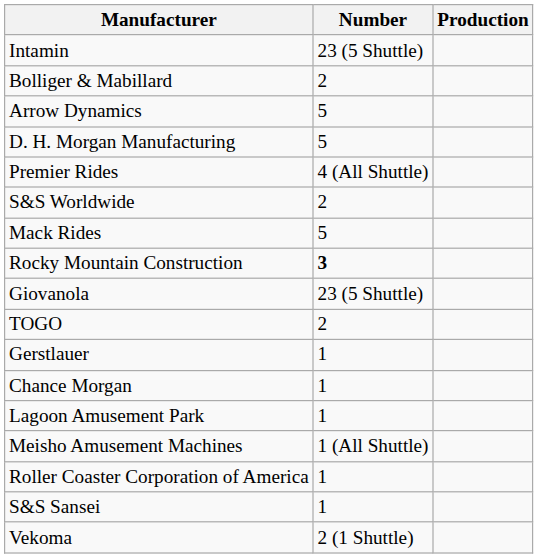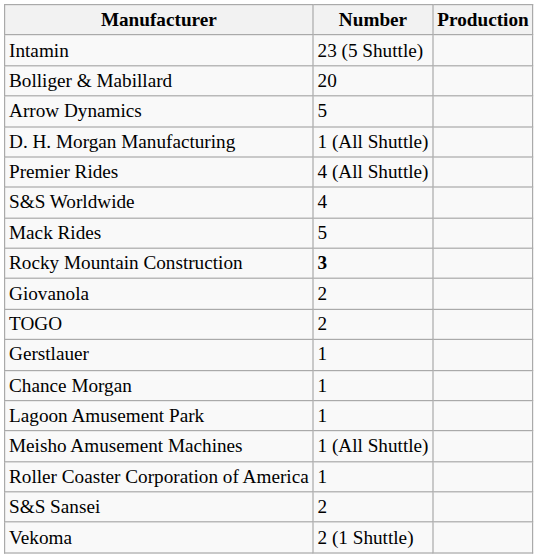(322, 80) 2 -> (327, 80) 20
(322, 141) 5 -> (373, 141) 1 (All Shuttle)
(322, 202) 2 -> (322, 202) 4
(370, 293) 23 (5 Shuttle) -> (322, 293) 2
(322, 506) 1 -> (322, 506) 2
